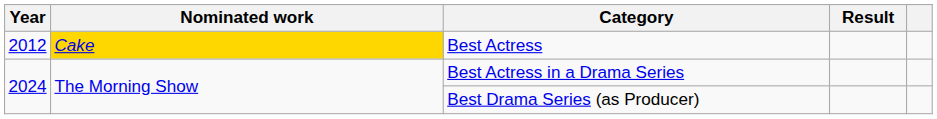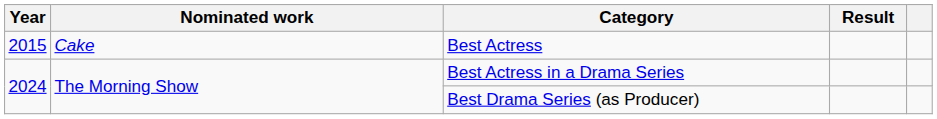(28, 45) 2012 -> (28, 45) 2015
(74, 45) gold background -> (74, 45) no background
